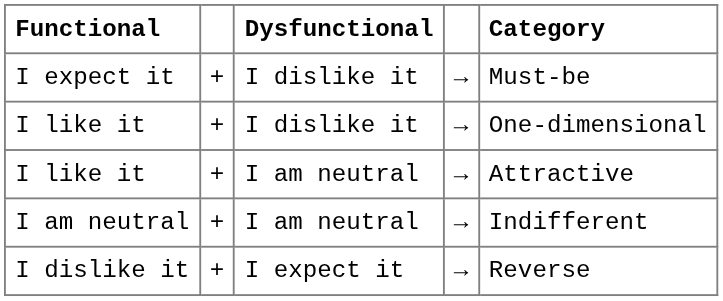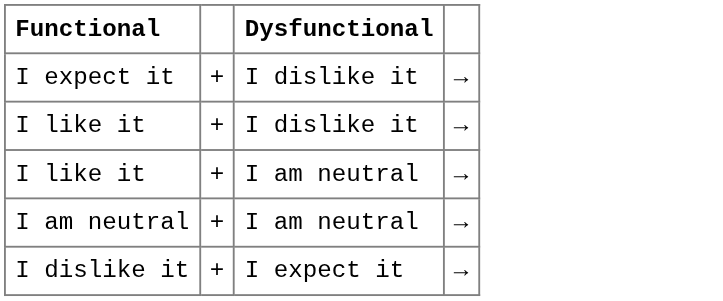- column: (547, 29)
